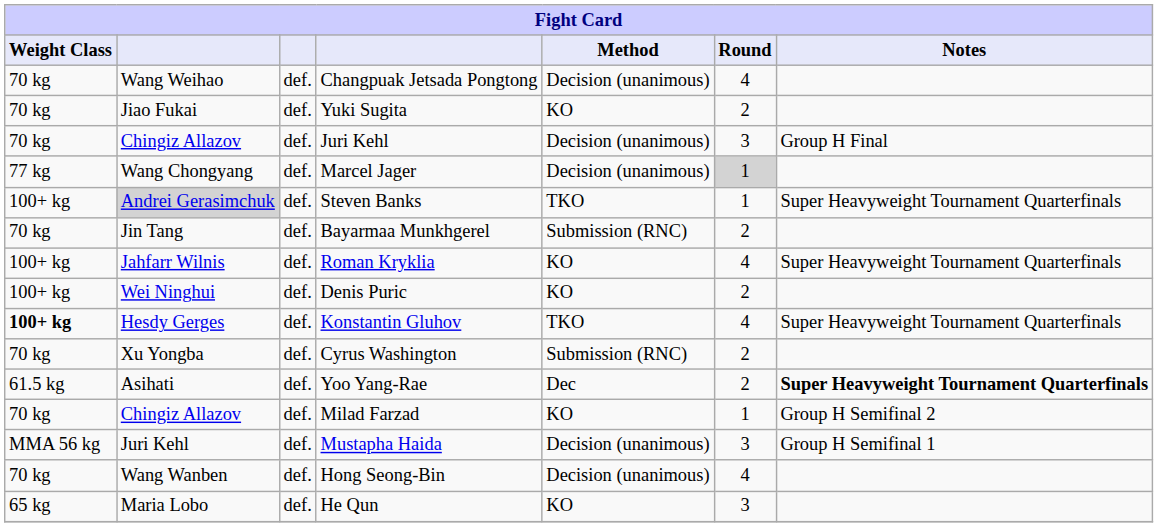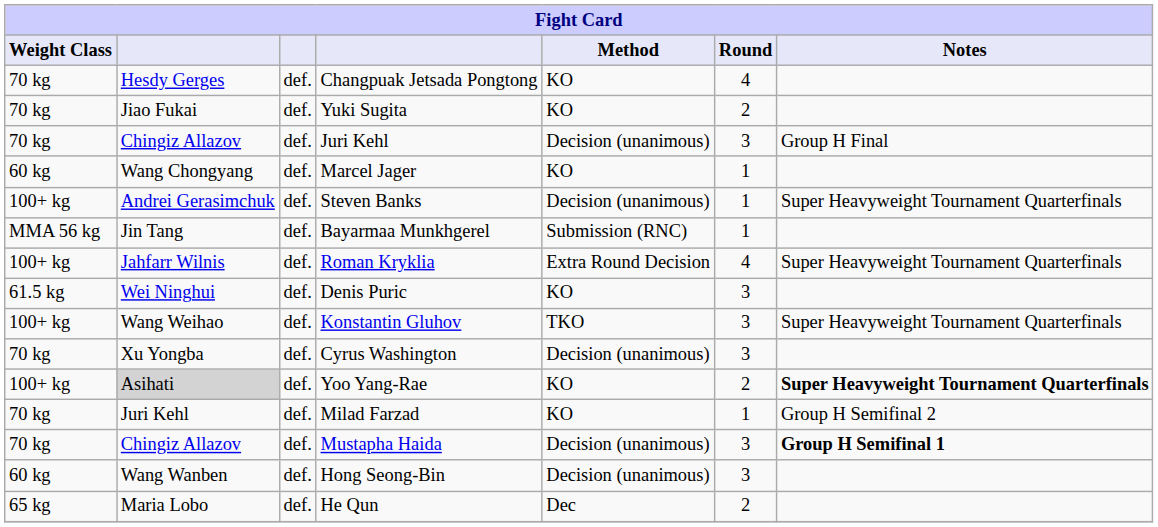(172, 80) Wang Weihao -> (173, 80) Hesdy Gerges
(628, 80) Decision (unanimous) -> (560, 80) KO
(30, 171) 77 kg -> (30, 171) 60 kg
(628, 171) Decision (unanimous) -> (560, 171) KO
(745, 171) lightgrey background -> (746, 171) no background
(198, 201) lightgrey background -> (198, 201) no background
(565, 201) TKO -> (628, 201) Decision (unanimous)
(30, 232) 70 kg -> (55, 232) MMA 56 kg
(745, 232) 2 -> (746, 232) 1
(560, 262) KO -> (628, 262) Extra Round Decision
(40, 292) 100+ kg -> (37, 292) 61.5 kg
(745, 292) 2 -> (746, 292) 3
(40, 323) bold -> (40, 323) normal
(173, 323) Hesdy Gerges -> (172, 323) Wang Weihao
(745, 323) 4 -> (746, 323) 3
(617, 353) Submission (RNC) -> (628, 353) Decision (unanimous)
(745, 353) 2 -> (746, 353) 3
(37, 383) 61.5 kg -> (40, 383) 100+ kg
(147, 383) no background -> (147, 383) lightgrey background
(561, 383) Dec -> (560, 383) KO
(181, 414) Chingiz Allazov -> (155, 414) Juri Kehl
(55, 444) MMA 56 kg -> (30, 444) 70 kg
(155, 444) Juri Kehl -> (181, 444) Chingiz Allazov
(858, 444) normal -> (863, 444) bold
(30, 475) 70 kg -> (30, 475) 60 kg
(745, 475) 4 -> (746, 475) 3
(560, 505) KO -> (561, 505) Dec
(745, 505) 3 -> (746, 505) 2
